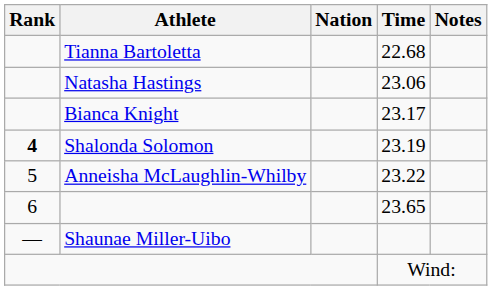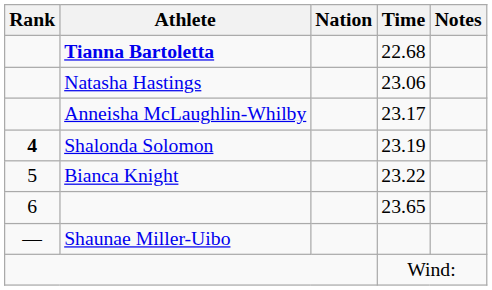(132, 51) normal -> (139, 51) bold
(121, 113) Bianca Knight -> (185, 113) Anneisha McLaughlin-Whilby
(185, 176) Anneisha McLaughlin-Whilby -> (121, 176) Bianca Knight
